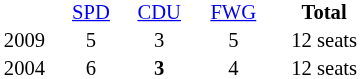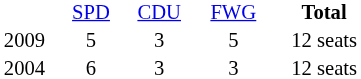(159, 68) bold -> (159, 68) normal
(233, 68) 4 -> (233, 68) 3
